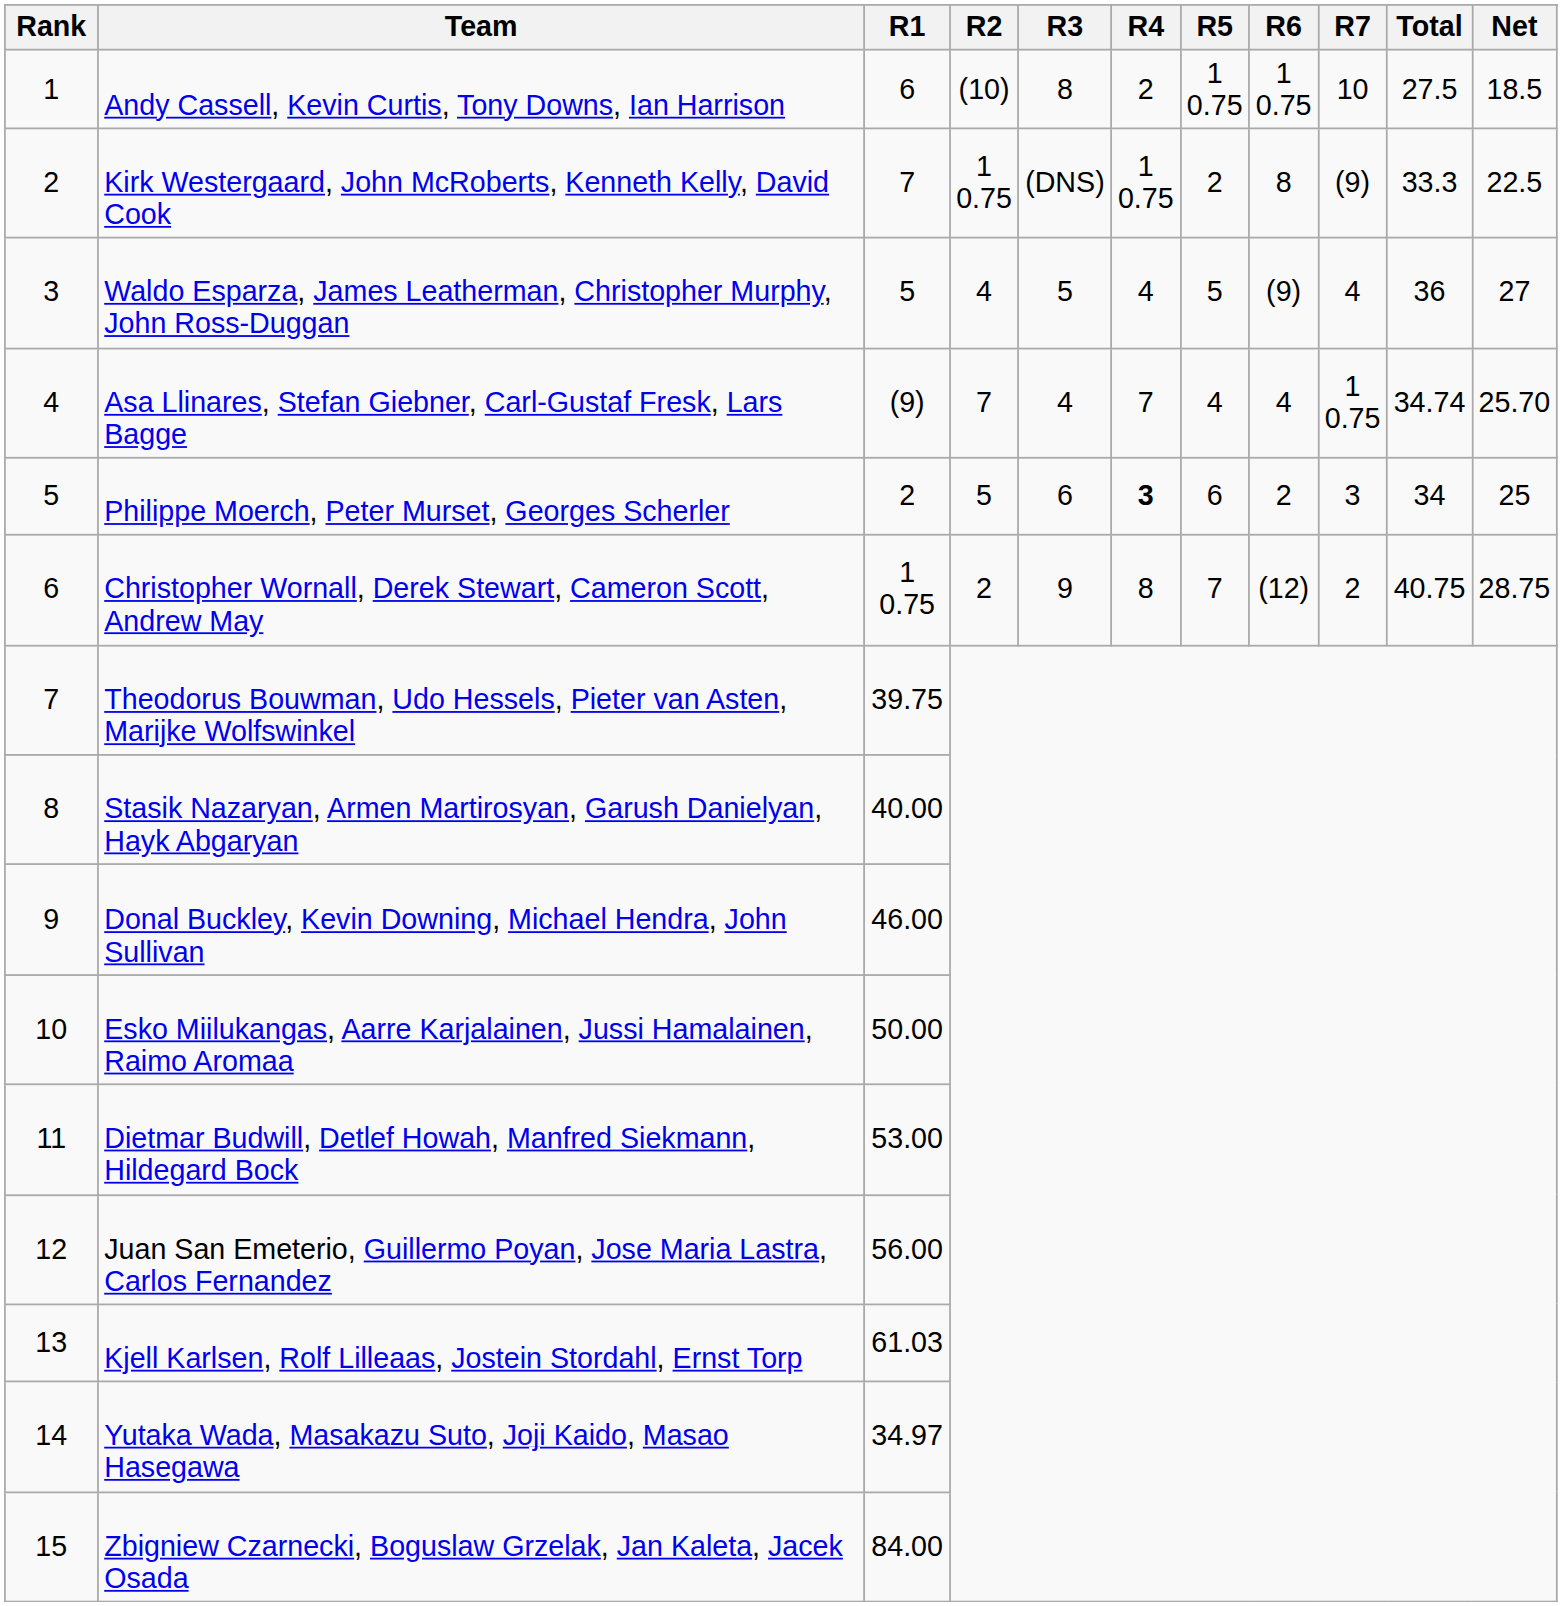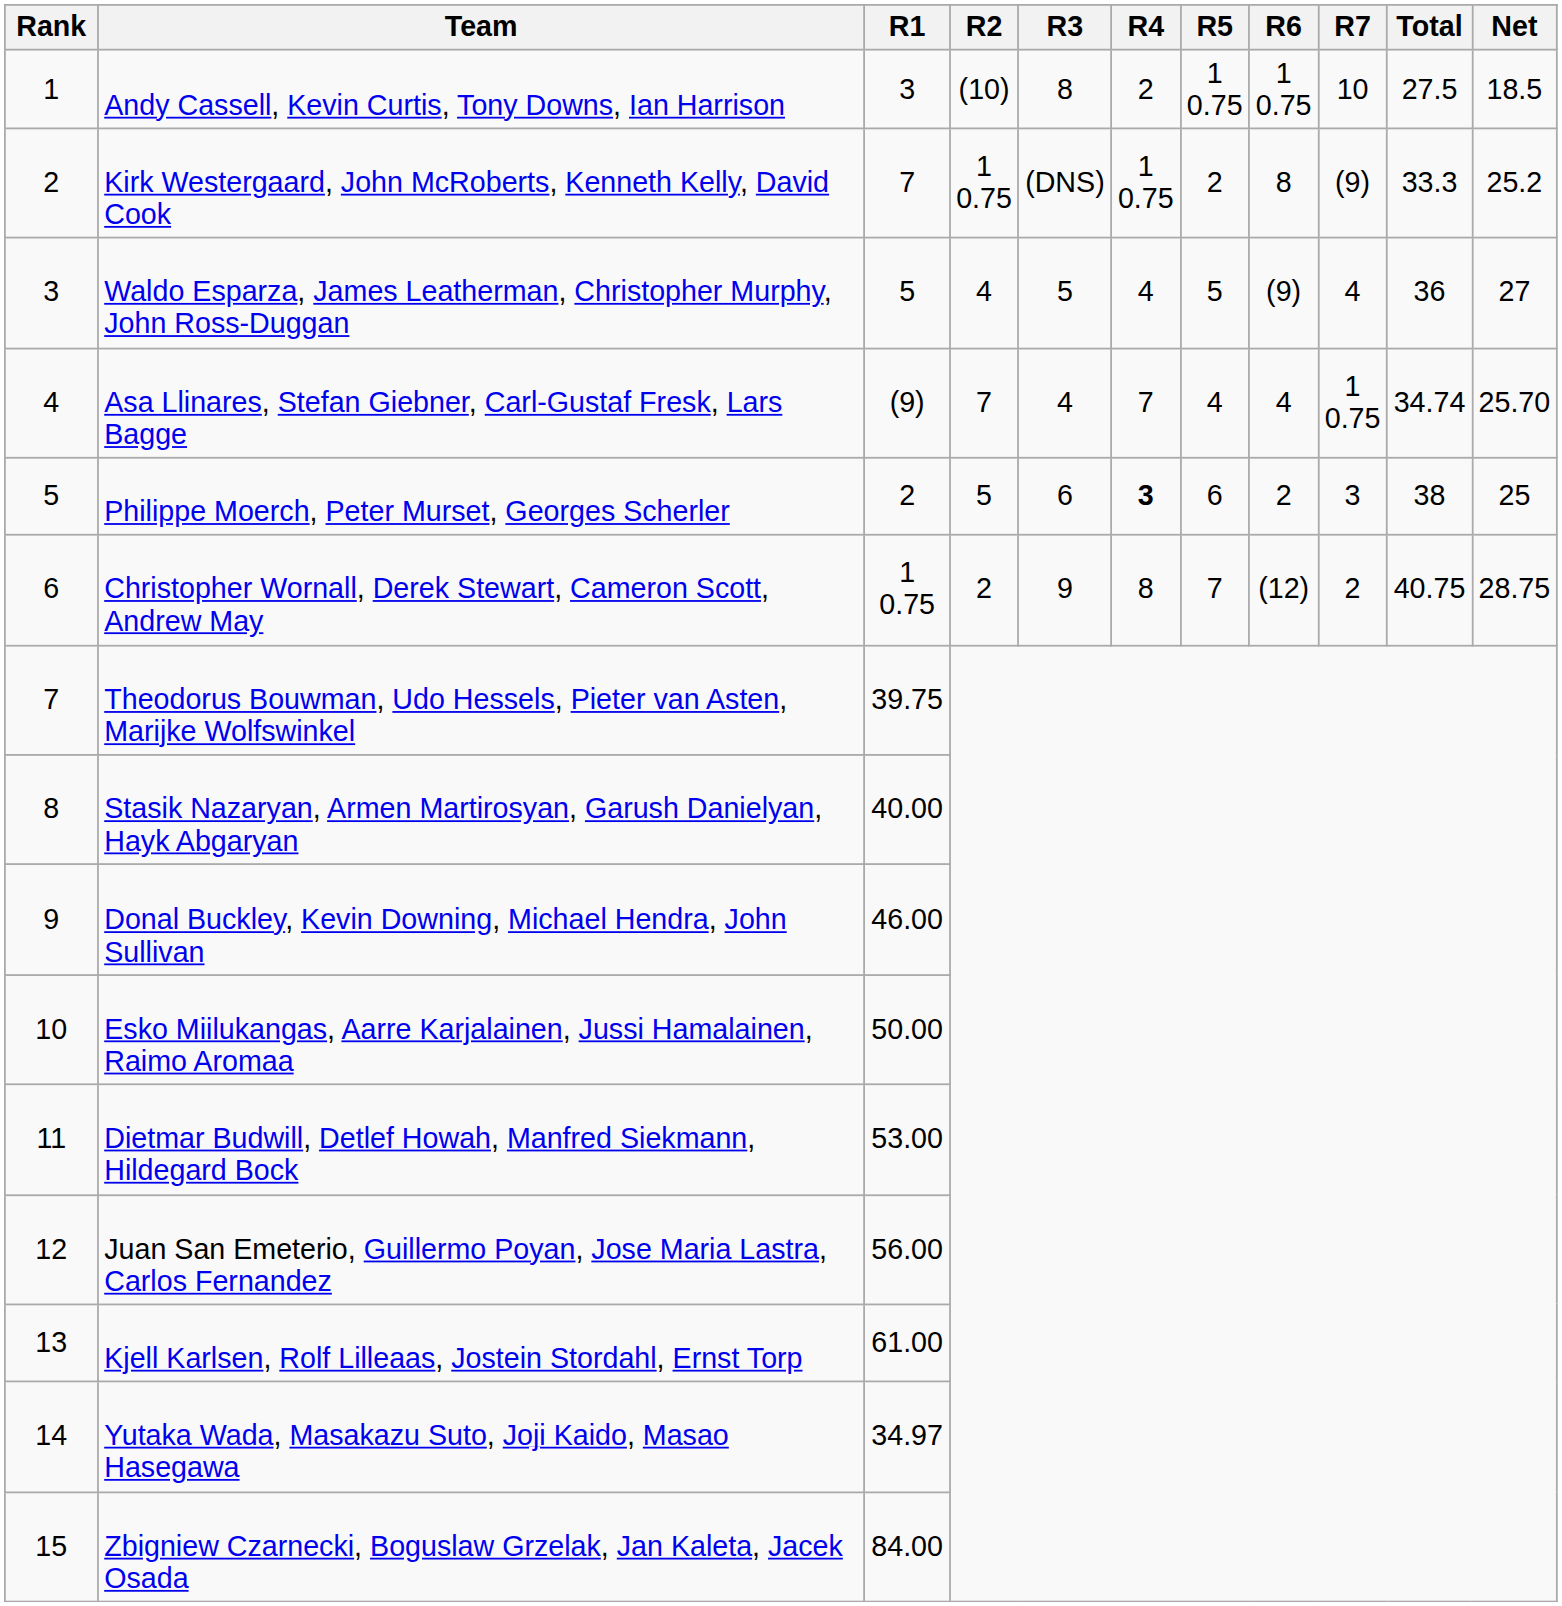(907, 88) 6 -> (907, 88) 3
(1514, 182) 22.5 -> (1514, 182) 25.2
(1429, 495) 34 -> (1429, 495) 38
(907, 1342) 61.03 -> (907, 1342) 61.00
